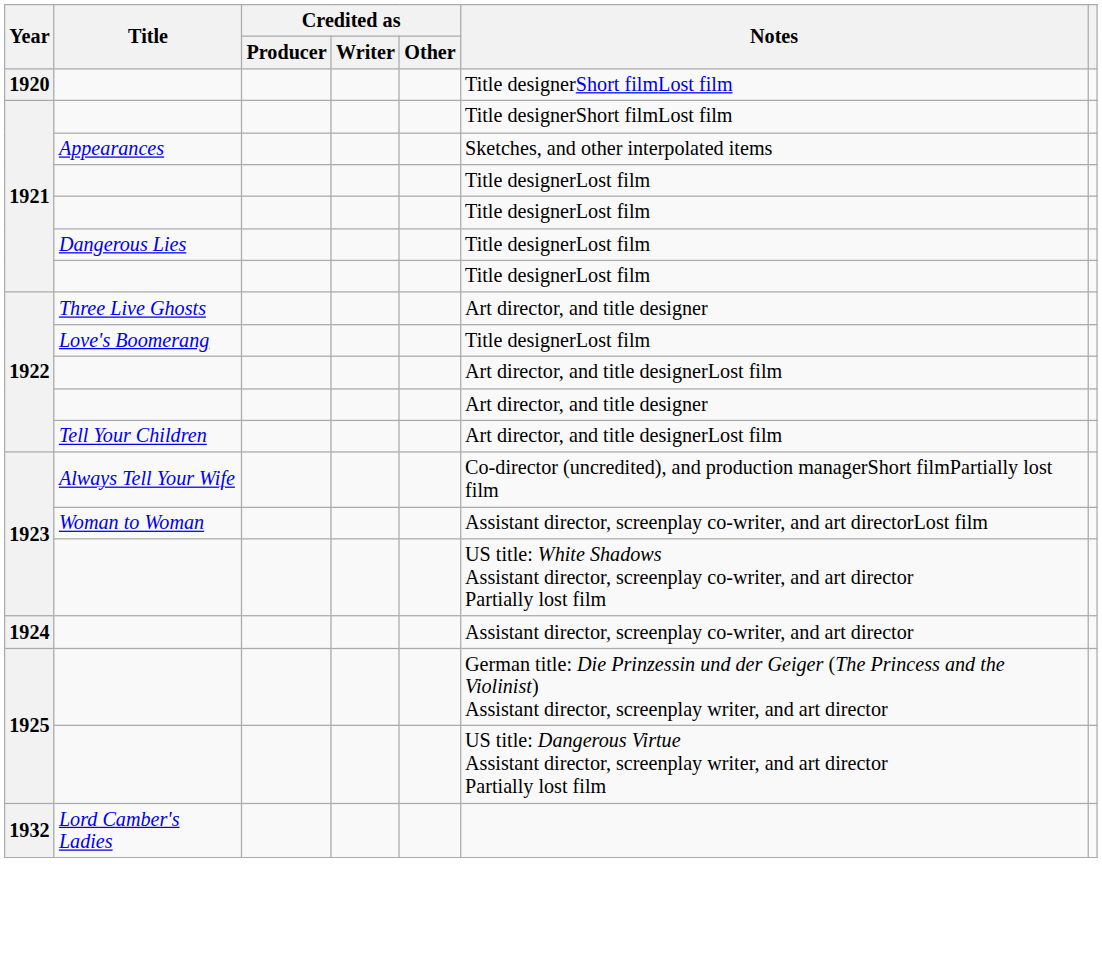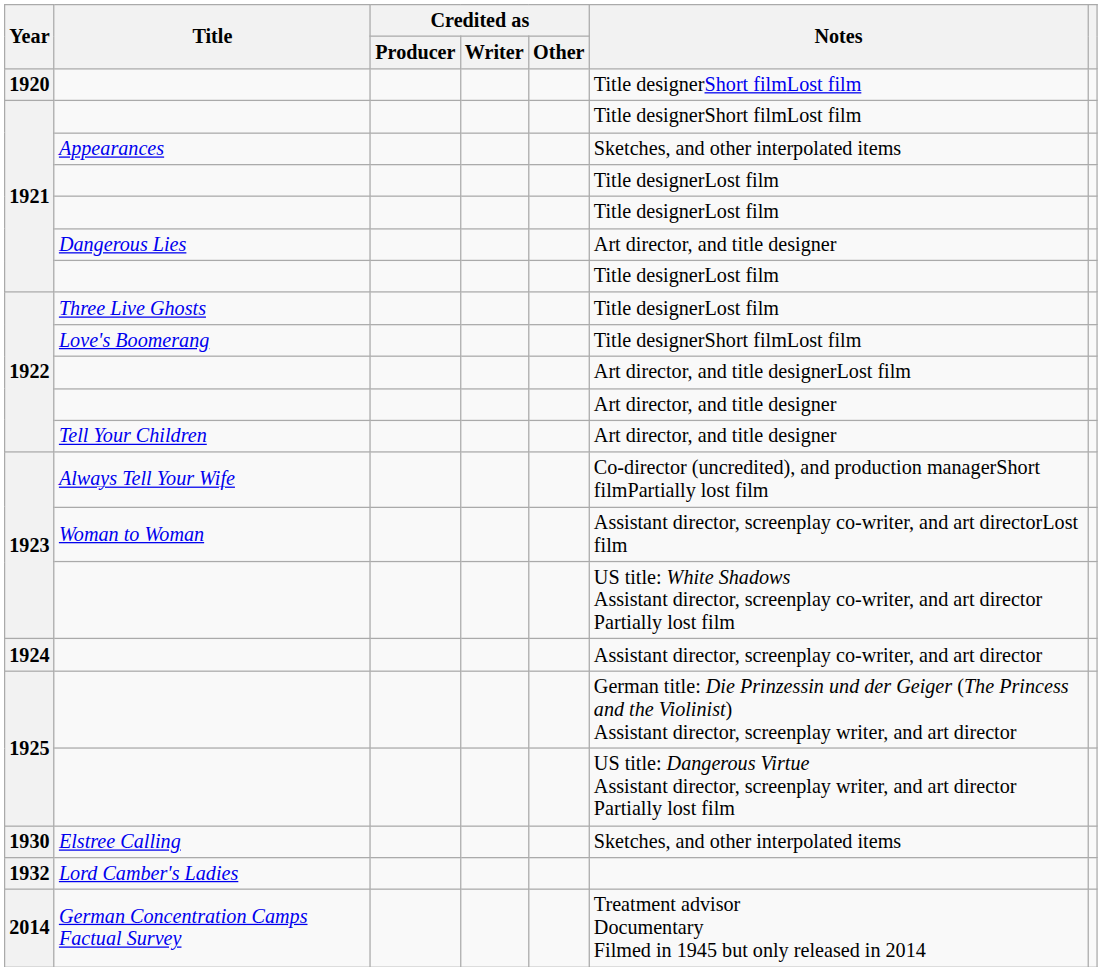(558, 244) Title designerLost film -> (715, 244) Art director, and title designer
(586, 308) Art director, and title designer -> (686, 308) Title designerLost film
(558, 340) Title designerLost film -> (728, 340) Title designerShort filmLost film
(624, 436) Art director, and title designerLost film -> (715, 436) Art director, and title designer
+ row: (29, 841)
+ row: (29, 928)
